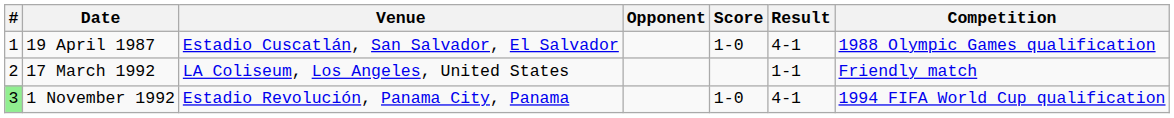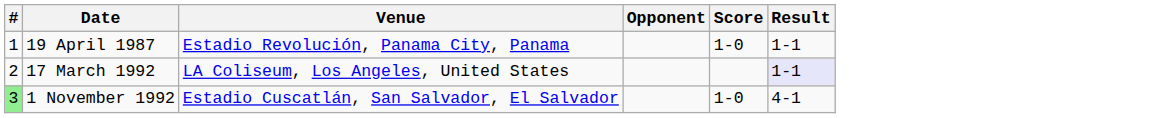- column: (1002, 18)
(401, 45) Estadio Cuscatlán, San Salvador, El Salvador -> (376, 45) Estadio Revolución, Panama City, Panama
(786, 45) 4-1 -> (786, 45) 1-1
(786, 72) no background -> (786, 72) lavender background
(376, 99) Estadio Revolución, Panama City, Panama -> (401, 99) Estadio Cuscatlán, San Salvador, El Salvador
